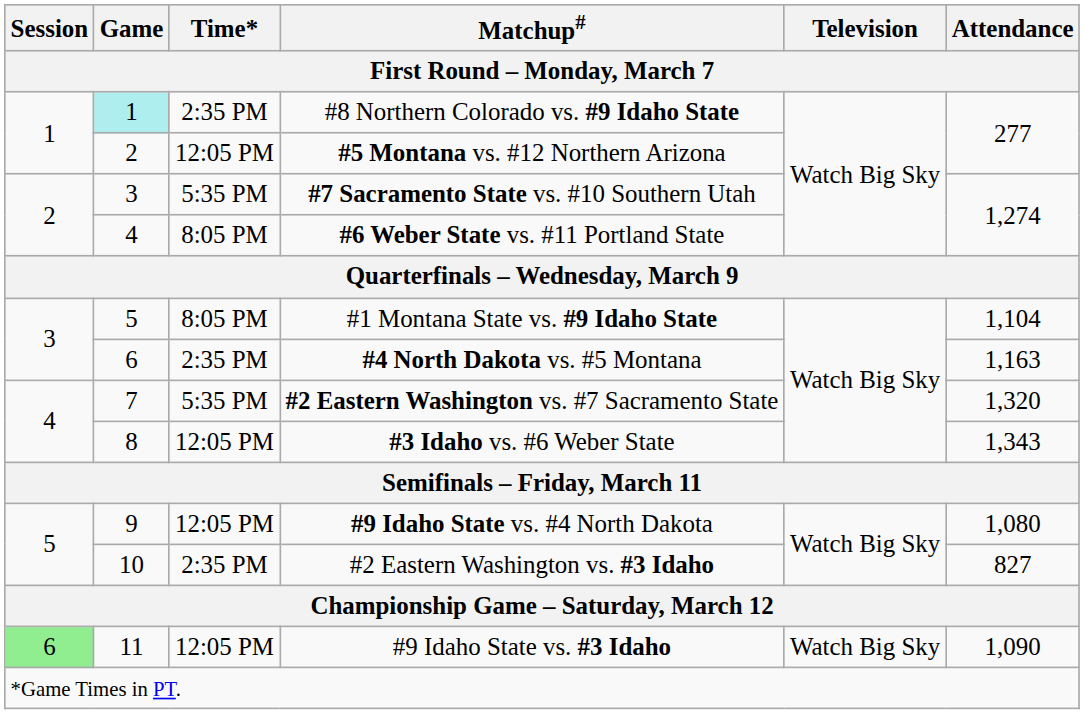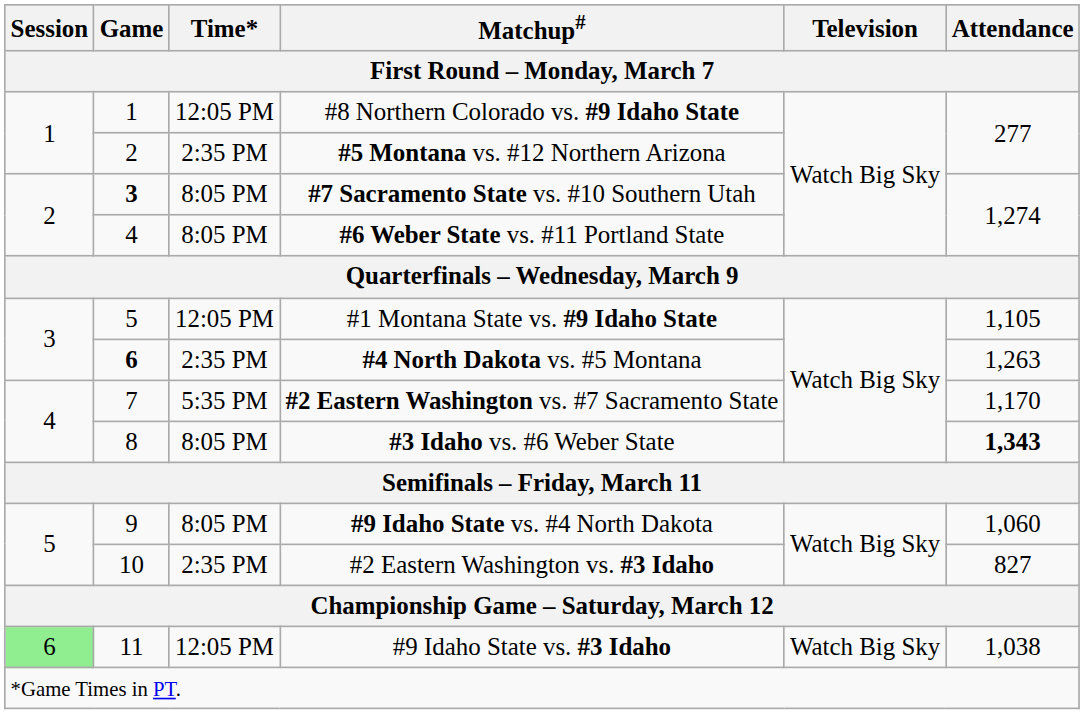(132, 112) paleturquoise background -> (132, 112) no background
(224, 112) 2:35 PM -> (224, 112) 12:05 PM
(224, 153) 12:05 PM -> (224, 153) 2:35 PM
(132, 194) normal -> (132, 194) bold
(224, 194) 5:35 PM -> (224, 194) 8:05 PM
(224, 317) 8:05 PM -> (224, 317) 12:05 PM
(1013, 317) 1,104 -> (1013, 317) 1,105
(132, 359) normal -> (132, 359) bold
(1013, 359) 1,163 -> (1013, 359) 1,263
(1013, 400) 1,320 -> (1013, 400) 1,170
(224, 441) 12:05 PM -> (224, 441) 8:05 PM
(1013, 441) normal -> (1013, 441) bold
(224, 523) 12:05 PM -> (224, 523) 8:05 PM
(1013, 523) 1,080 -> (1013, 523) 1,060
(1013, 646) 1,090 -> (1013, 646) 1,038
